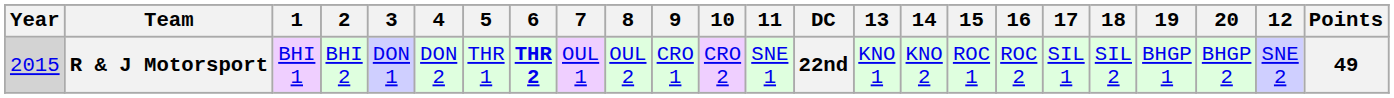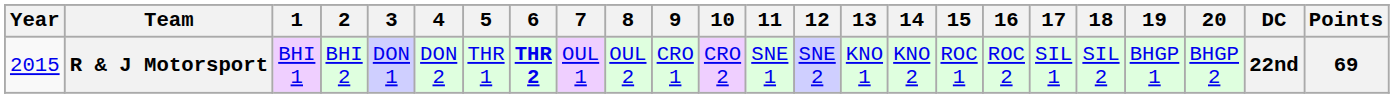columns swapped: (1280, 21) <-> (823, 21)
(35, 65) lightgrey background -> (35, 65) no background
(1346, 65) 49 -> (1346, 65) 69
